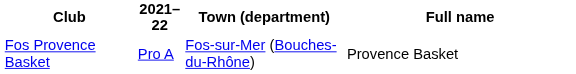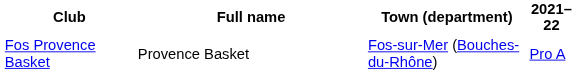columns swapped: (460, 17) <-> (160, 17)
